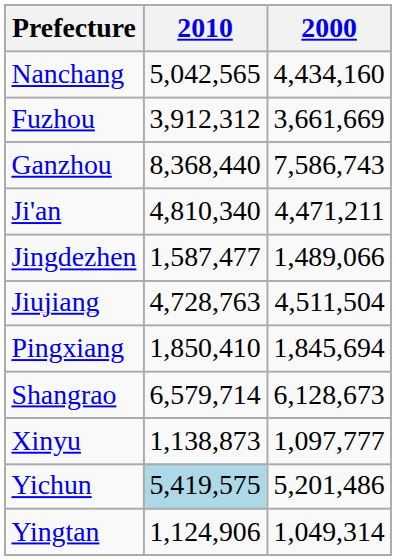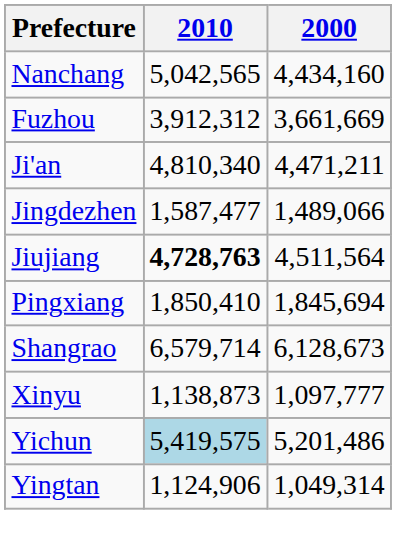- row: (62, 165)
(205, 302) normal -> (205, 256) bold
(330, 302) 4,511,504 -> (330, 256) 4,511,564
